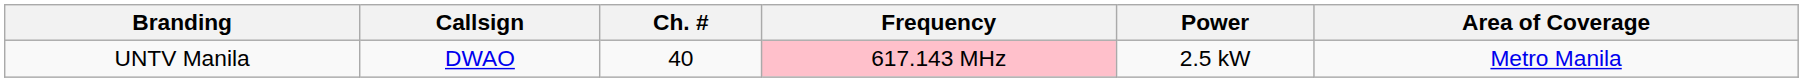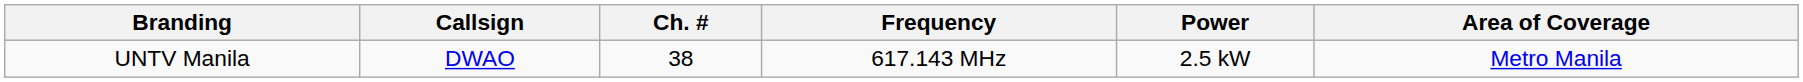(681, 58) 40 -> (681, 58) 38
(939, 58) pink background -> (939, 58) no background
